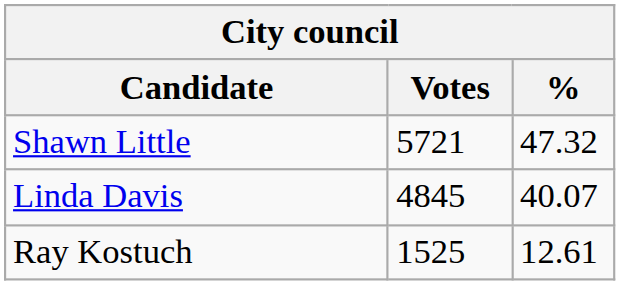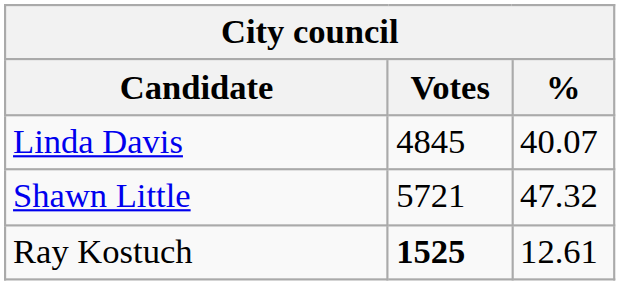rows swapped: (102, 141) <-> (98, 196)
(431, 251) normal -> (431, 251) bold
